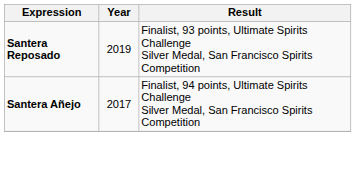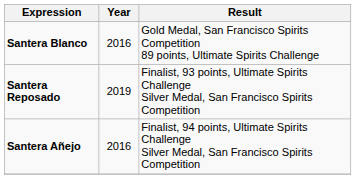+ row: (47, 43)
(119, 104) 2017 -> (119, 146) 2016
